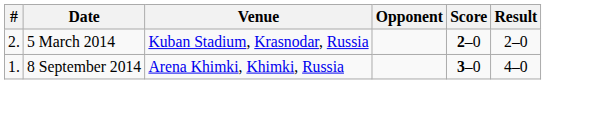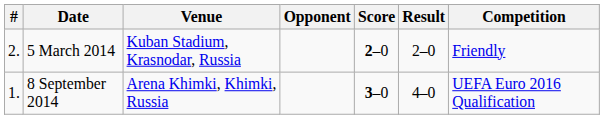+ column: (524, 16)
